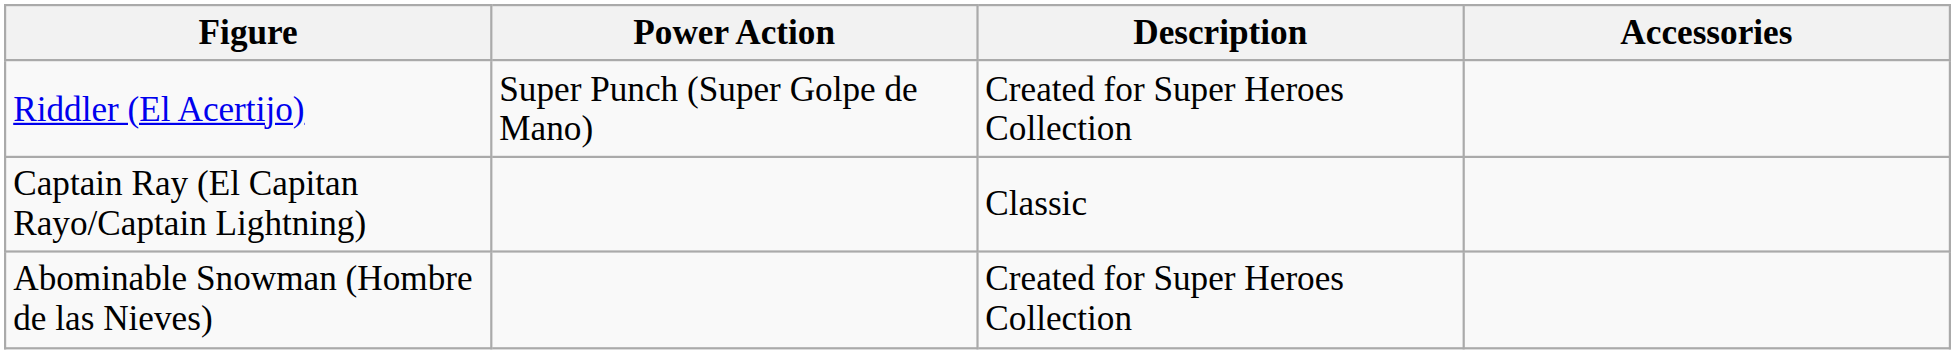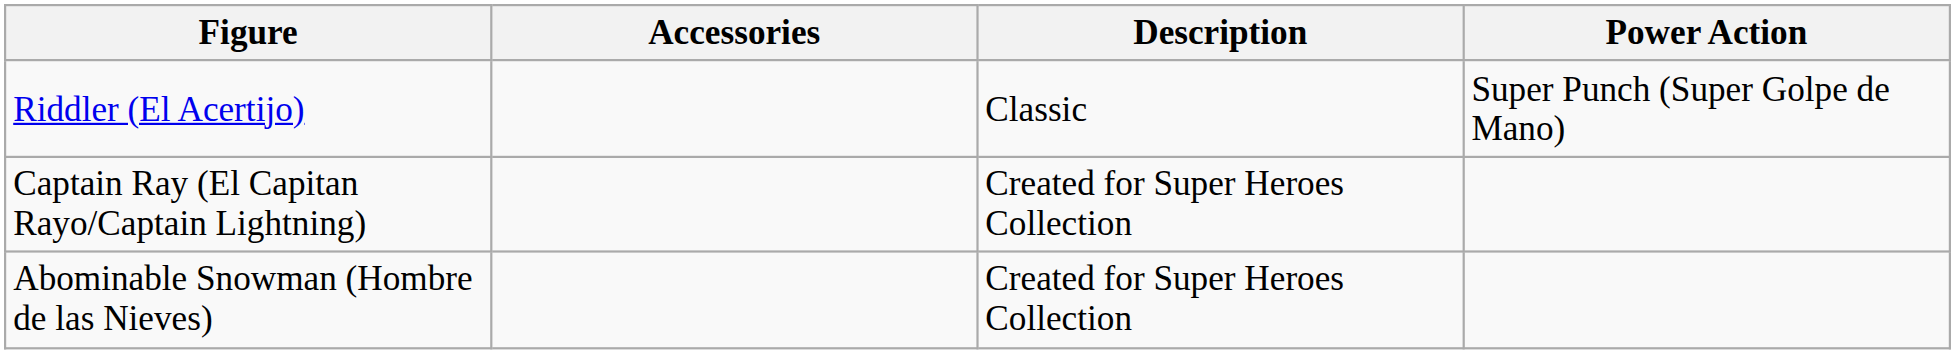columns swapped: (1706, 32) <-> (734, 32)
(1165, 108) Created for Super Heroes Collection -> (1036, 108) Classic
(1036, 203) Classic -> (1165, 203) Created for Super Heroes Collection
